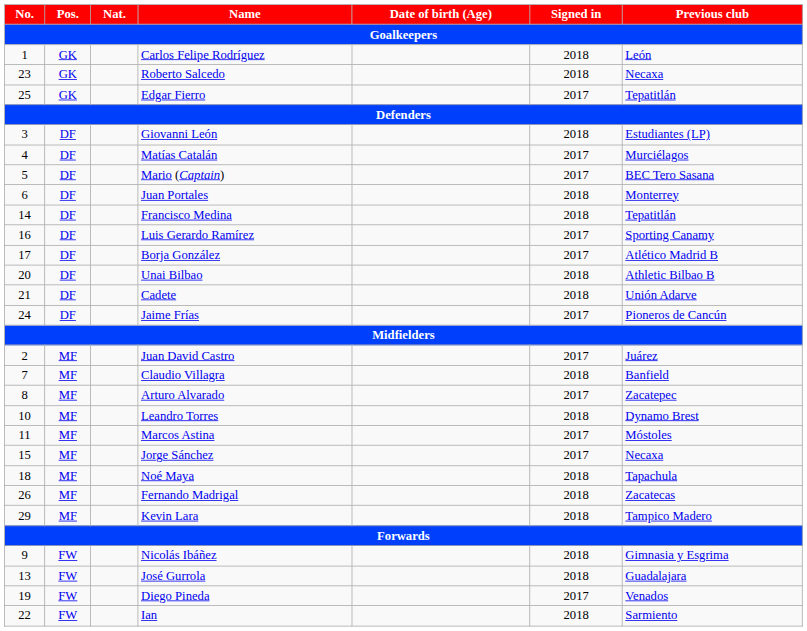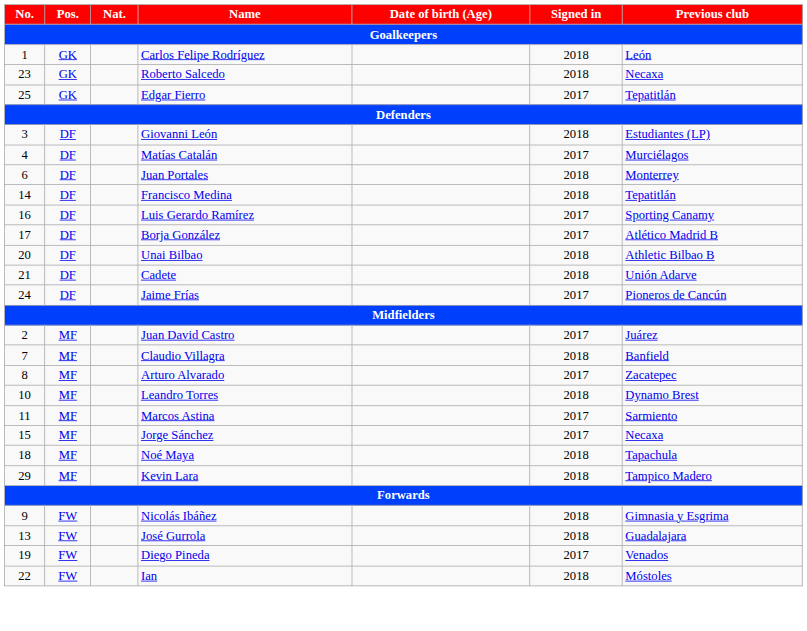- row: (183, 174)
(649, 435) Móstoles -> (651, 415) Sarmiento
- row: (190, 495)
(651, 615) Sarmiento -> (649, 575) Móstoles
